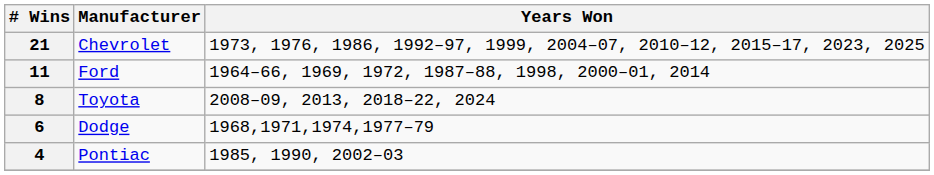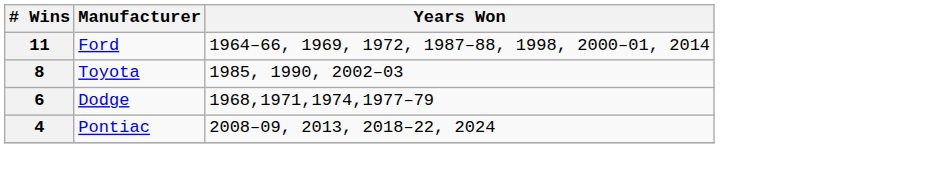- row: (39, 46)
(352, 101) 2008–09, 2013, 2018–22, 2024 -> (306, 74) 1985, 1990, 2002–03
(306, 156) 1985, 1990, 2002–03 -> (352, 129) 2008–09, 2013, 2018–22, 2024
